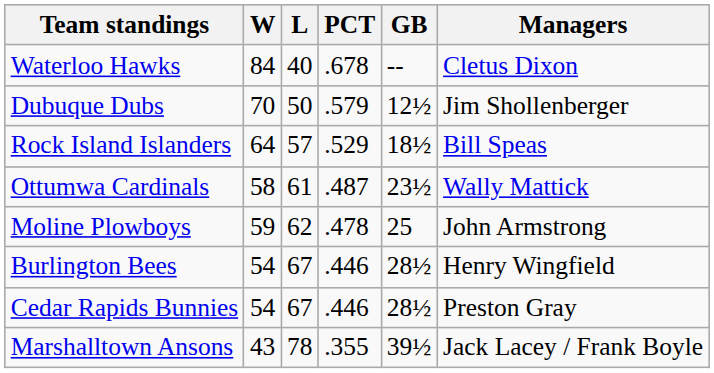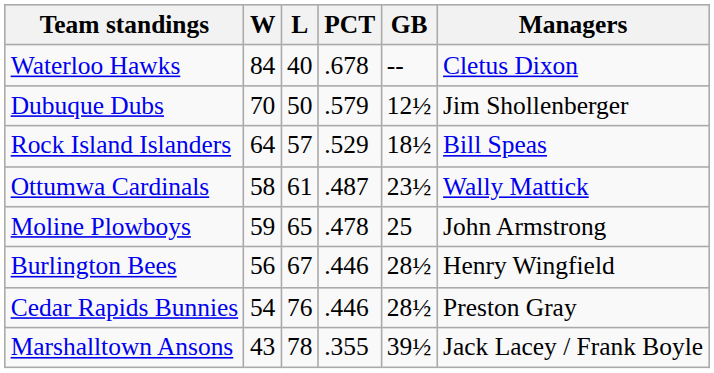(300, 226) 62 -> (300, 226) 65
(263, 266) 54 -> (263, 266) 56
(300, 307) 67 -> (300, 307) 76
